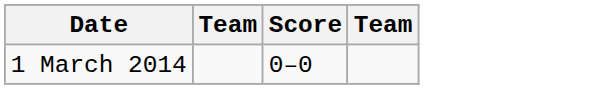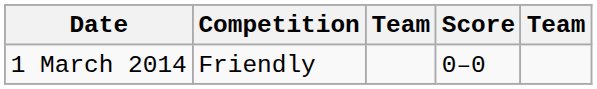+ column: (279, 25)
